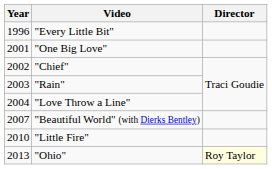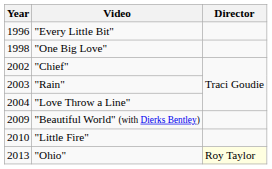(18, 48) 2001 -> (18, 48) 1998
(18, 119) 2007 -> (18, 119) 2009
